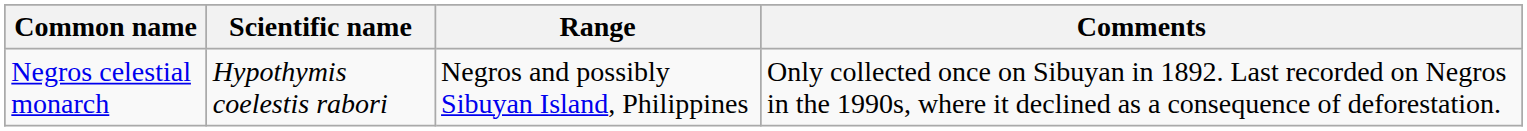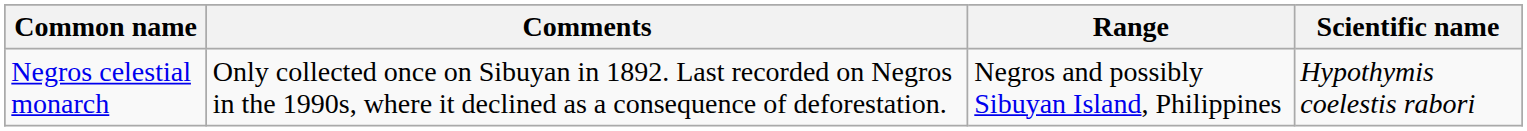columns swapped: (320, 26) <-> (1141, 26)
